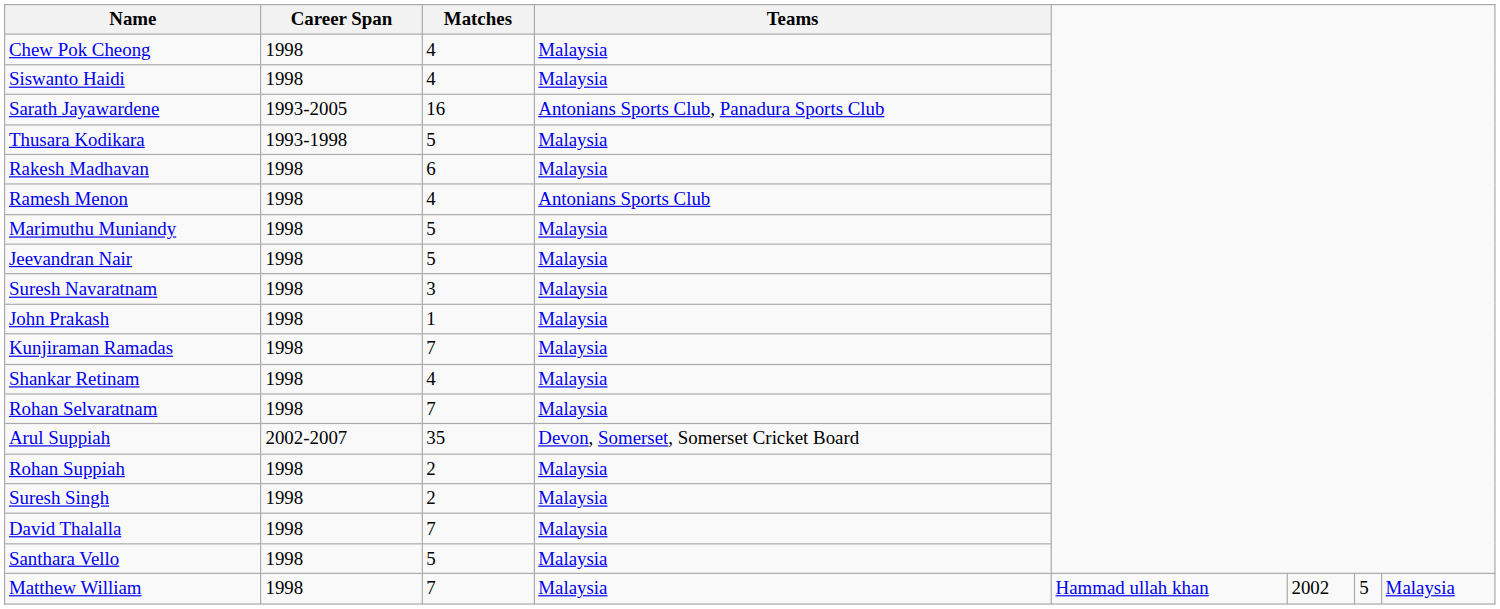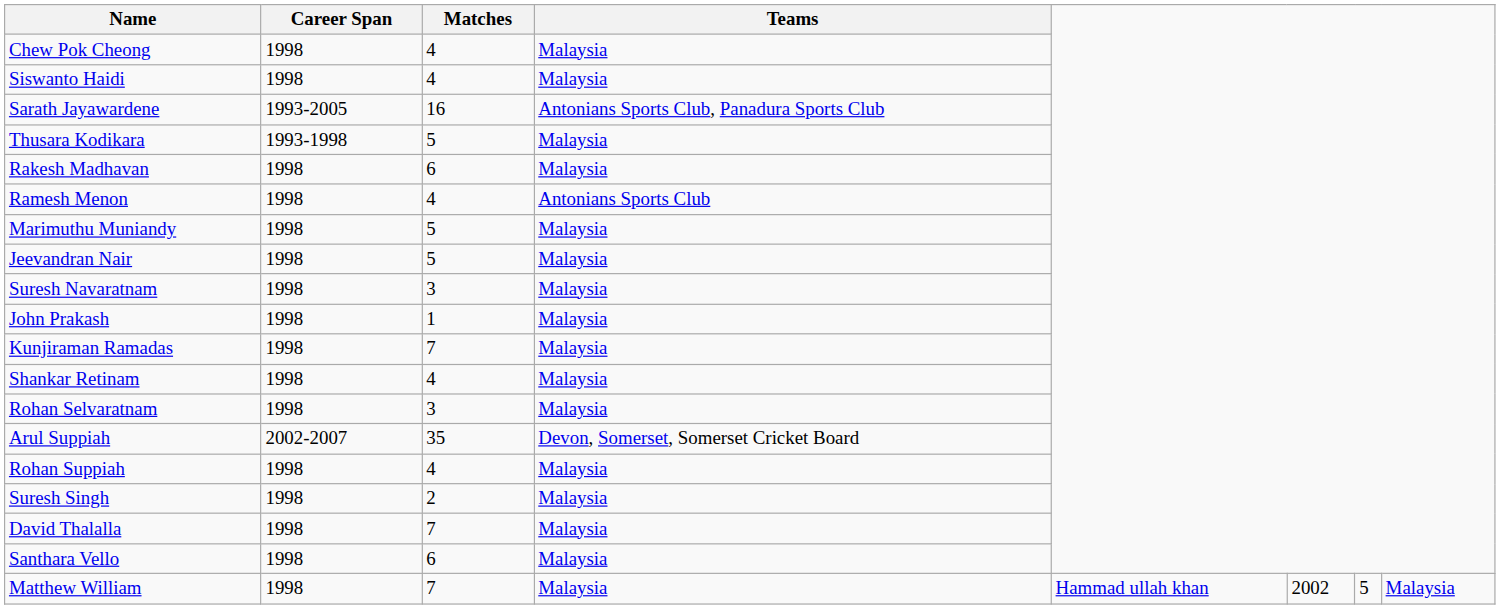(431, 408) 7 -> (431, 408) 3
(431, 468) 2 -> (431, 468) 4
(431, 558) 5 -> (431, 558) 6
